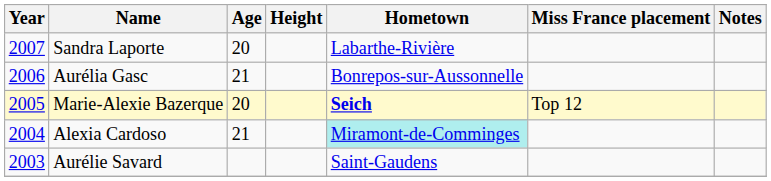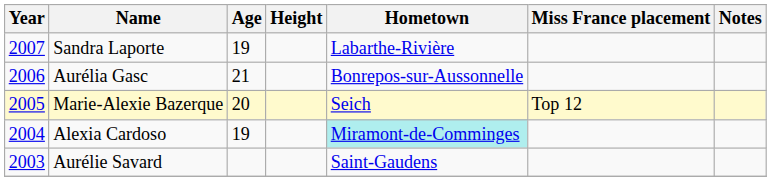(241, 47) 20 -> (241, 47) 19
(351, 104) bold -> (351, 104) normal
(241, 133) 21 -> (241, 133) 19
